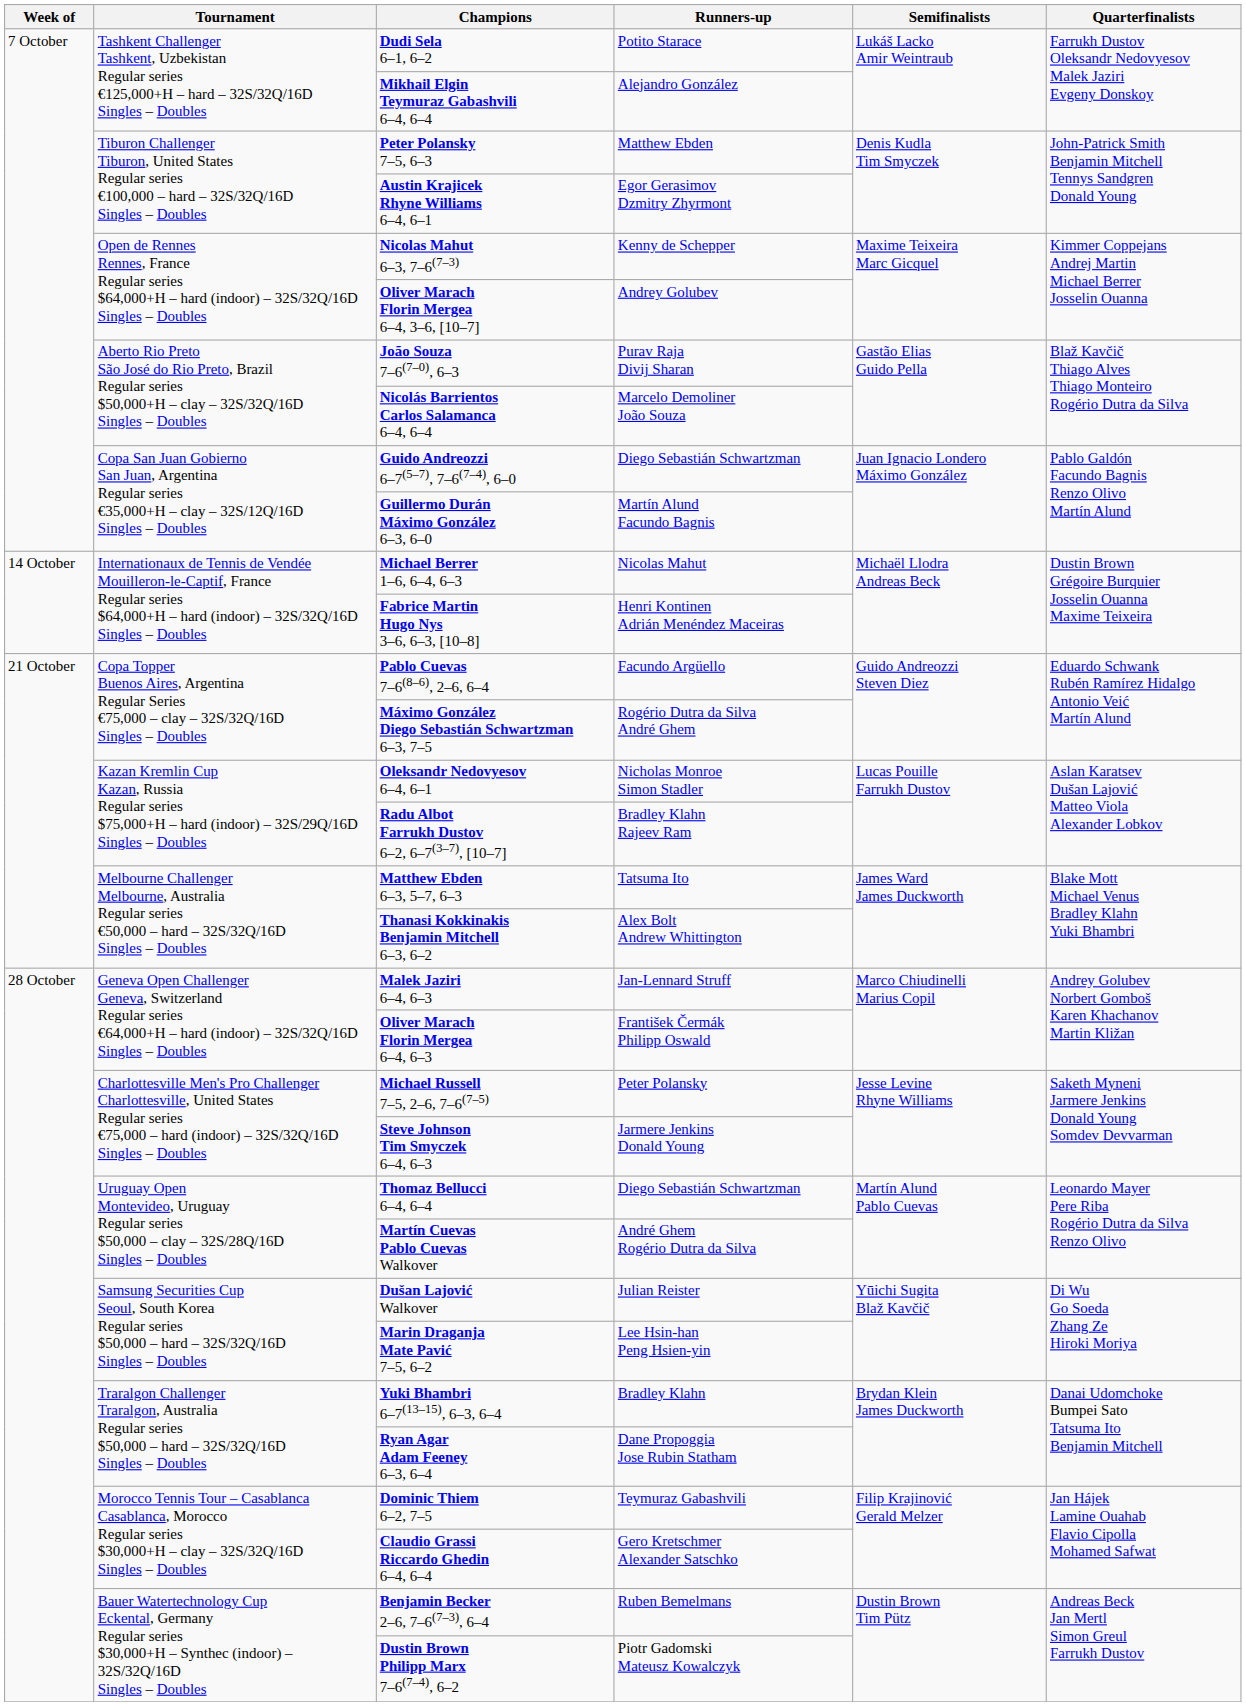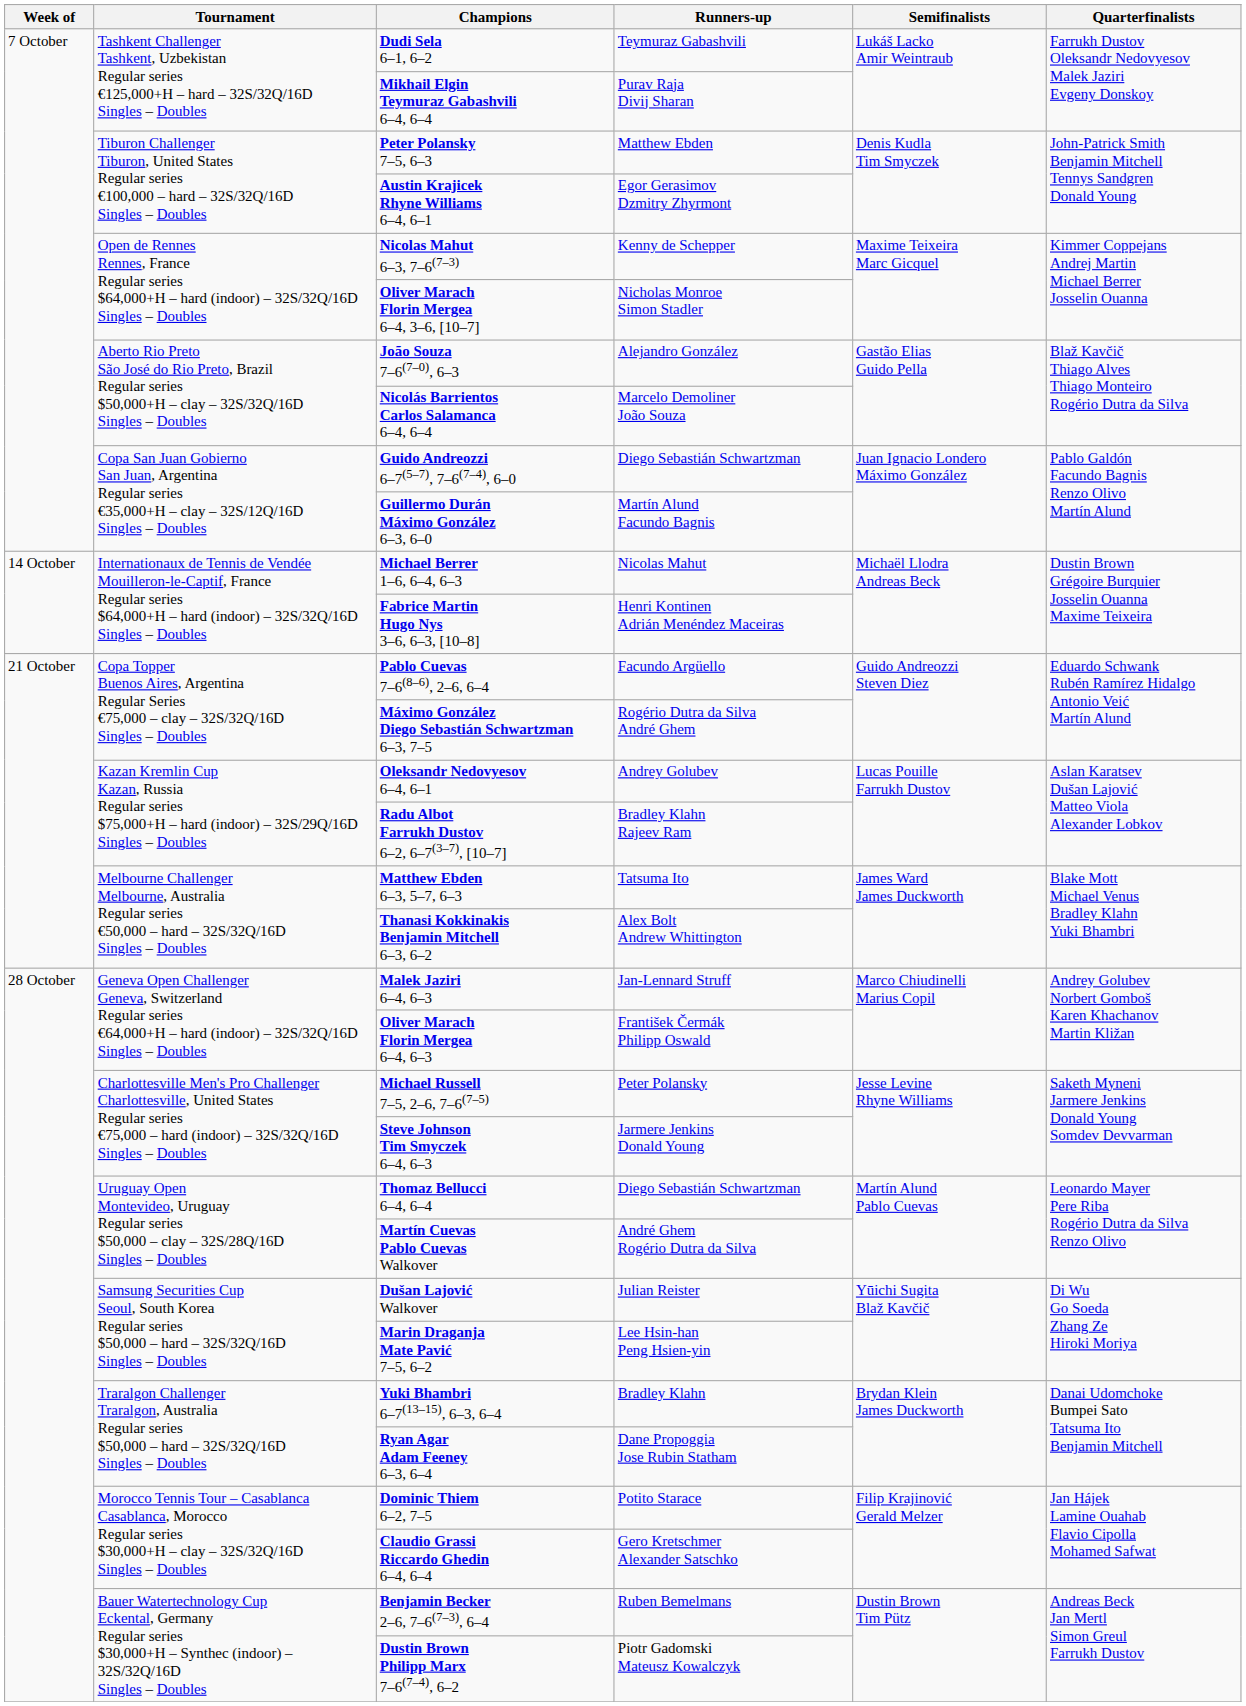(660, 41) Potito Starace -> (682, 41) Teymuraz Gabashvili
(678, 83) Alejandro González -> (656, 92) Purav Raja Divij Sharan
(668, 291) Andrey Golubev -> (670, 300) Nicholas Monroe Simon Stadler
(656, 360) Purav Raja Divij Sharan -> (678, 351) Alejandro González
(670, 780) Nicholas Monroe Simon Stadler -> (668, 771) Andrey Golubev
(682, 1498) Teymuraz Gabashvili -> (660, 1498) Potito Starace
